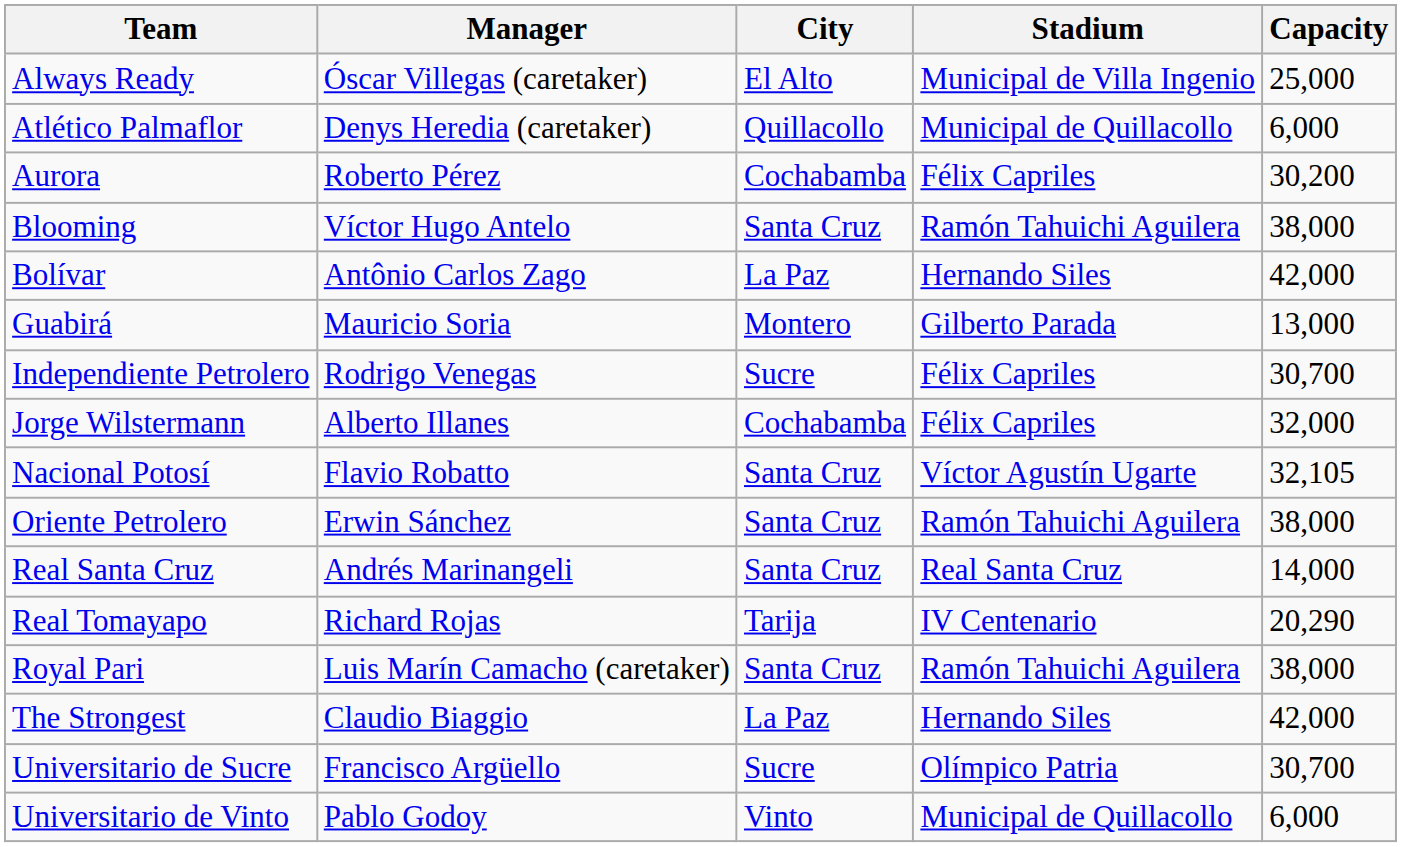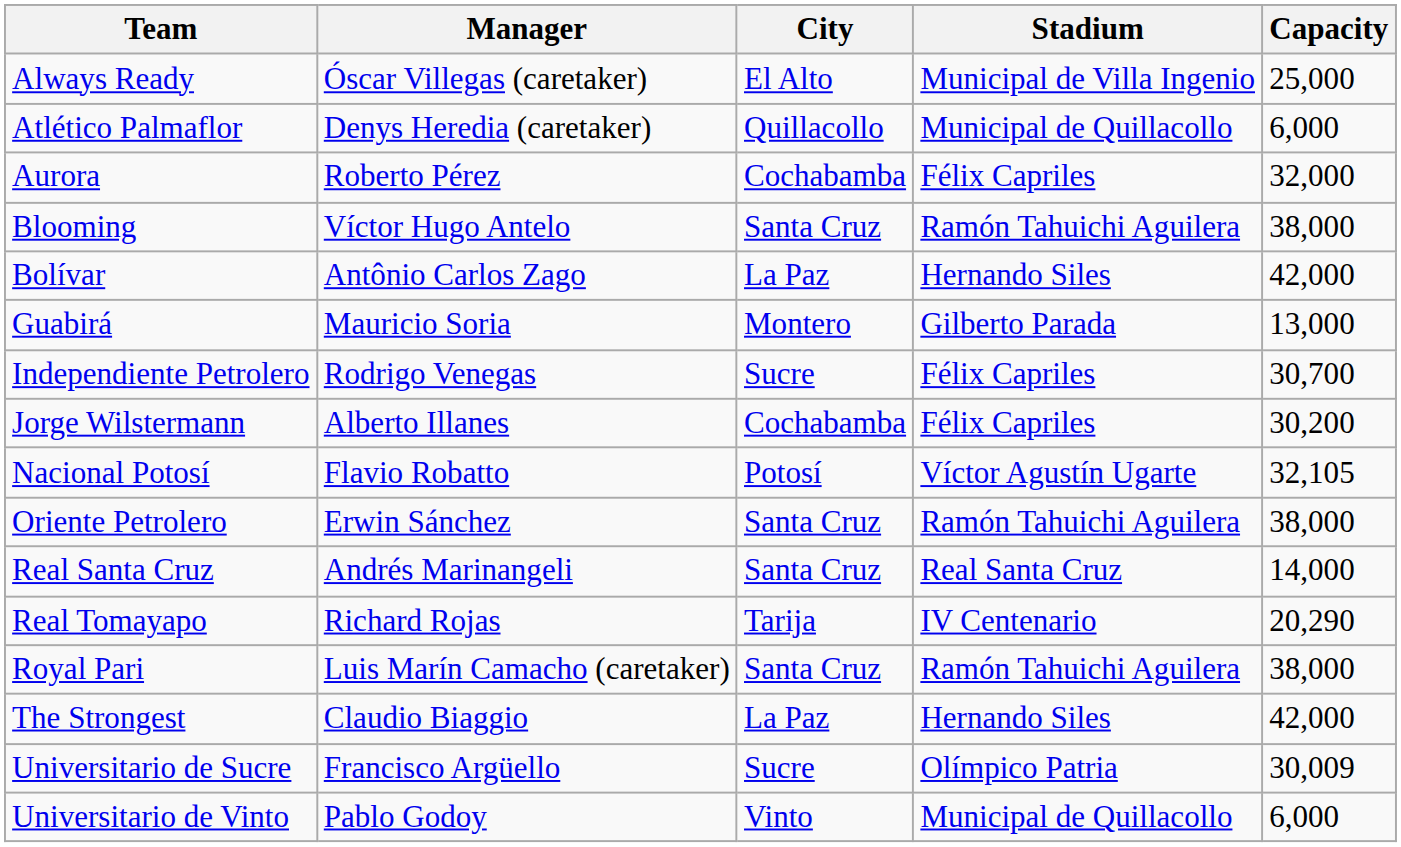(1312, 176) 30,200 -> (1312, 176) 32,000
(1312, 422) 32,000 -> (1312, 422) 30,200
(813, 472) Santa Cruz -> (783, 472) Potosí
(1312, 767) 30,700 -> (1312, 767) 30,009
